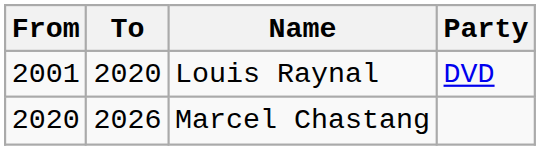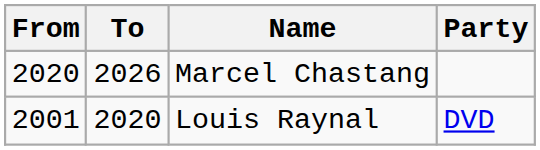rows swapped: (277, 74) <-> (302, 121)
